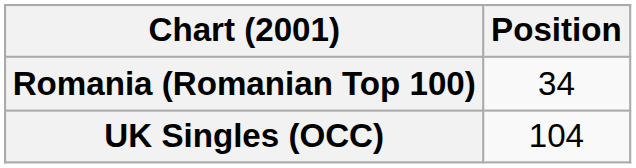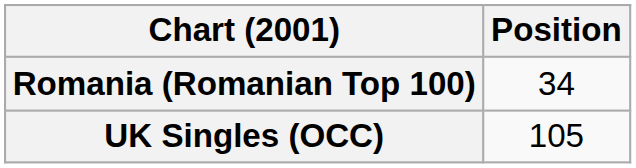(556, 135) 104 -> (556, 135) 105
